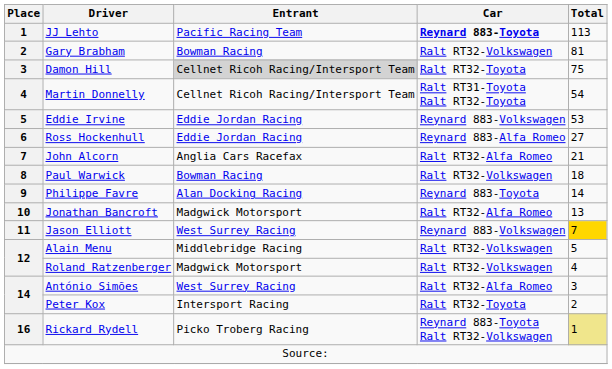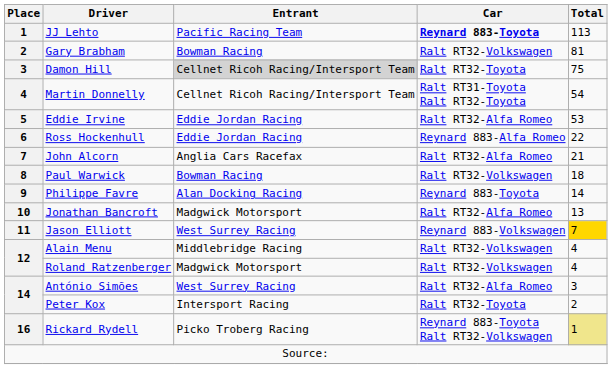(493, 119) Reynard 883-Volkswagen -> (486, 119) Ralt RT32-Alfa Romeo
(577, 137) 27 -> (577, 137) 22
(574, 248) 5 -> (574, 248) 4
